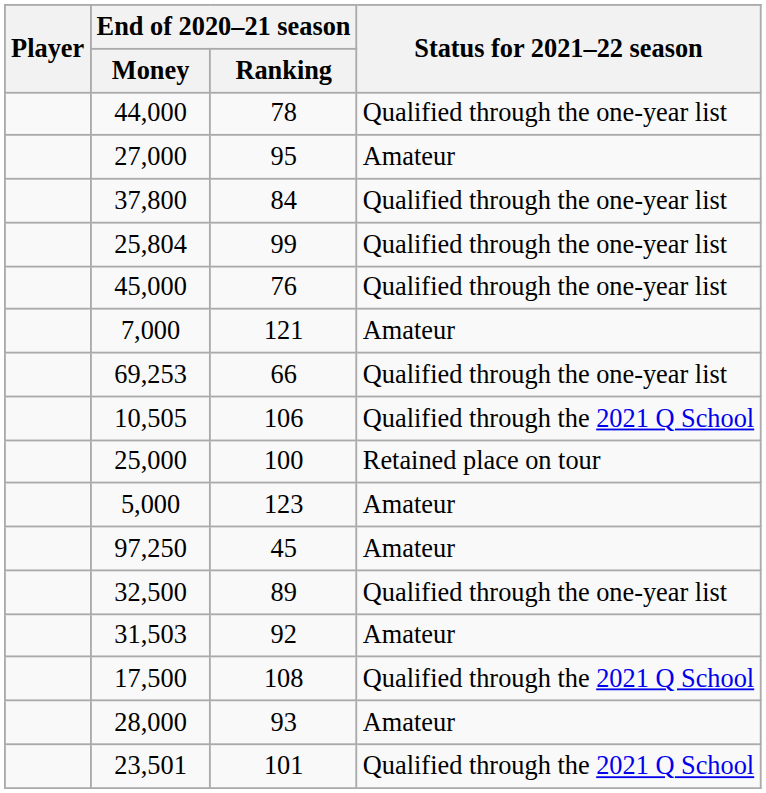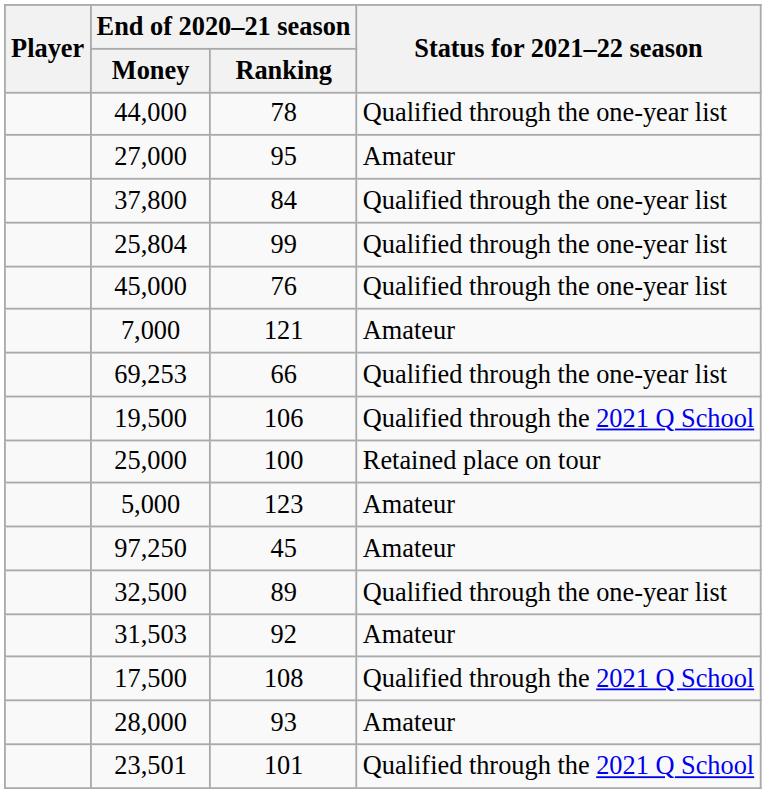(151, 417) 10,505 -> (151, 417) 19,500
